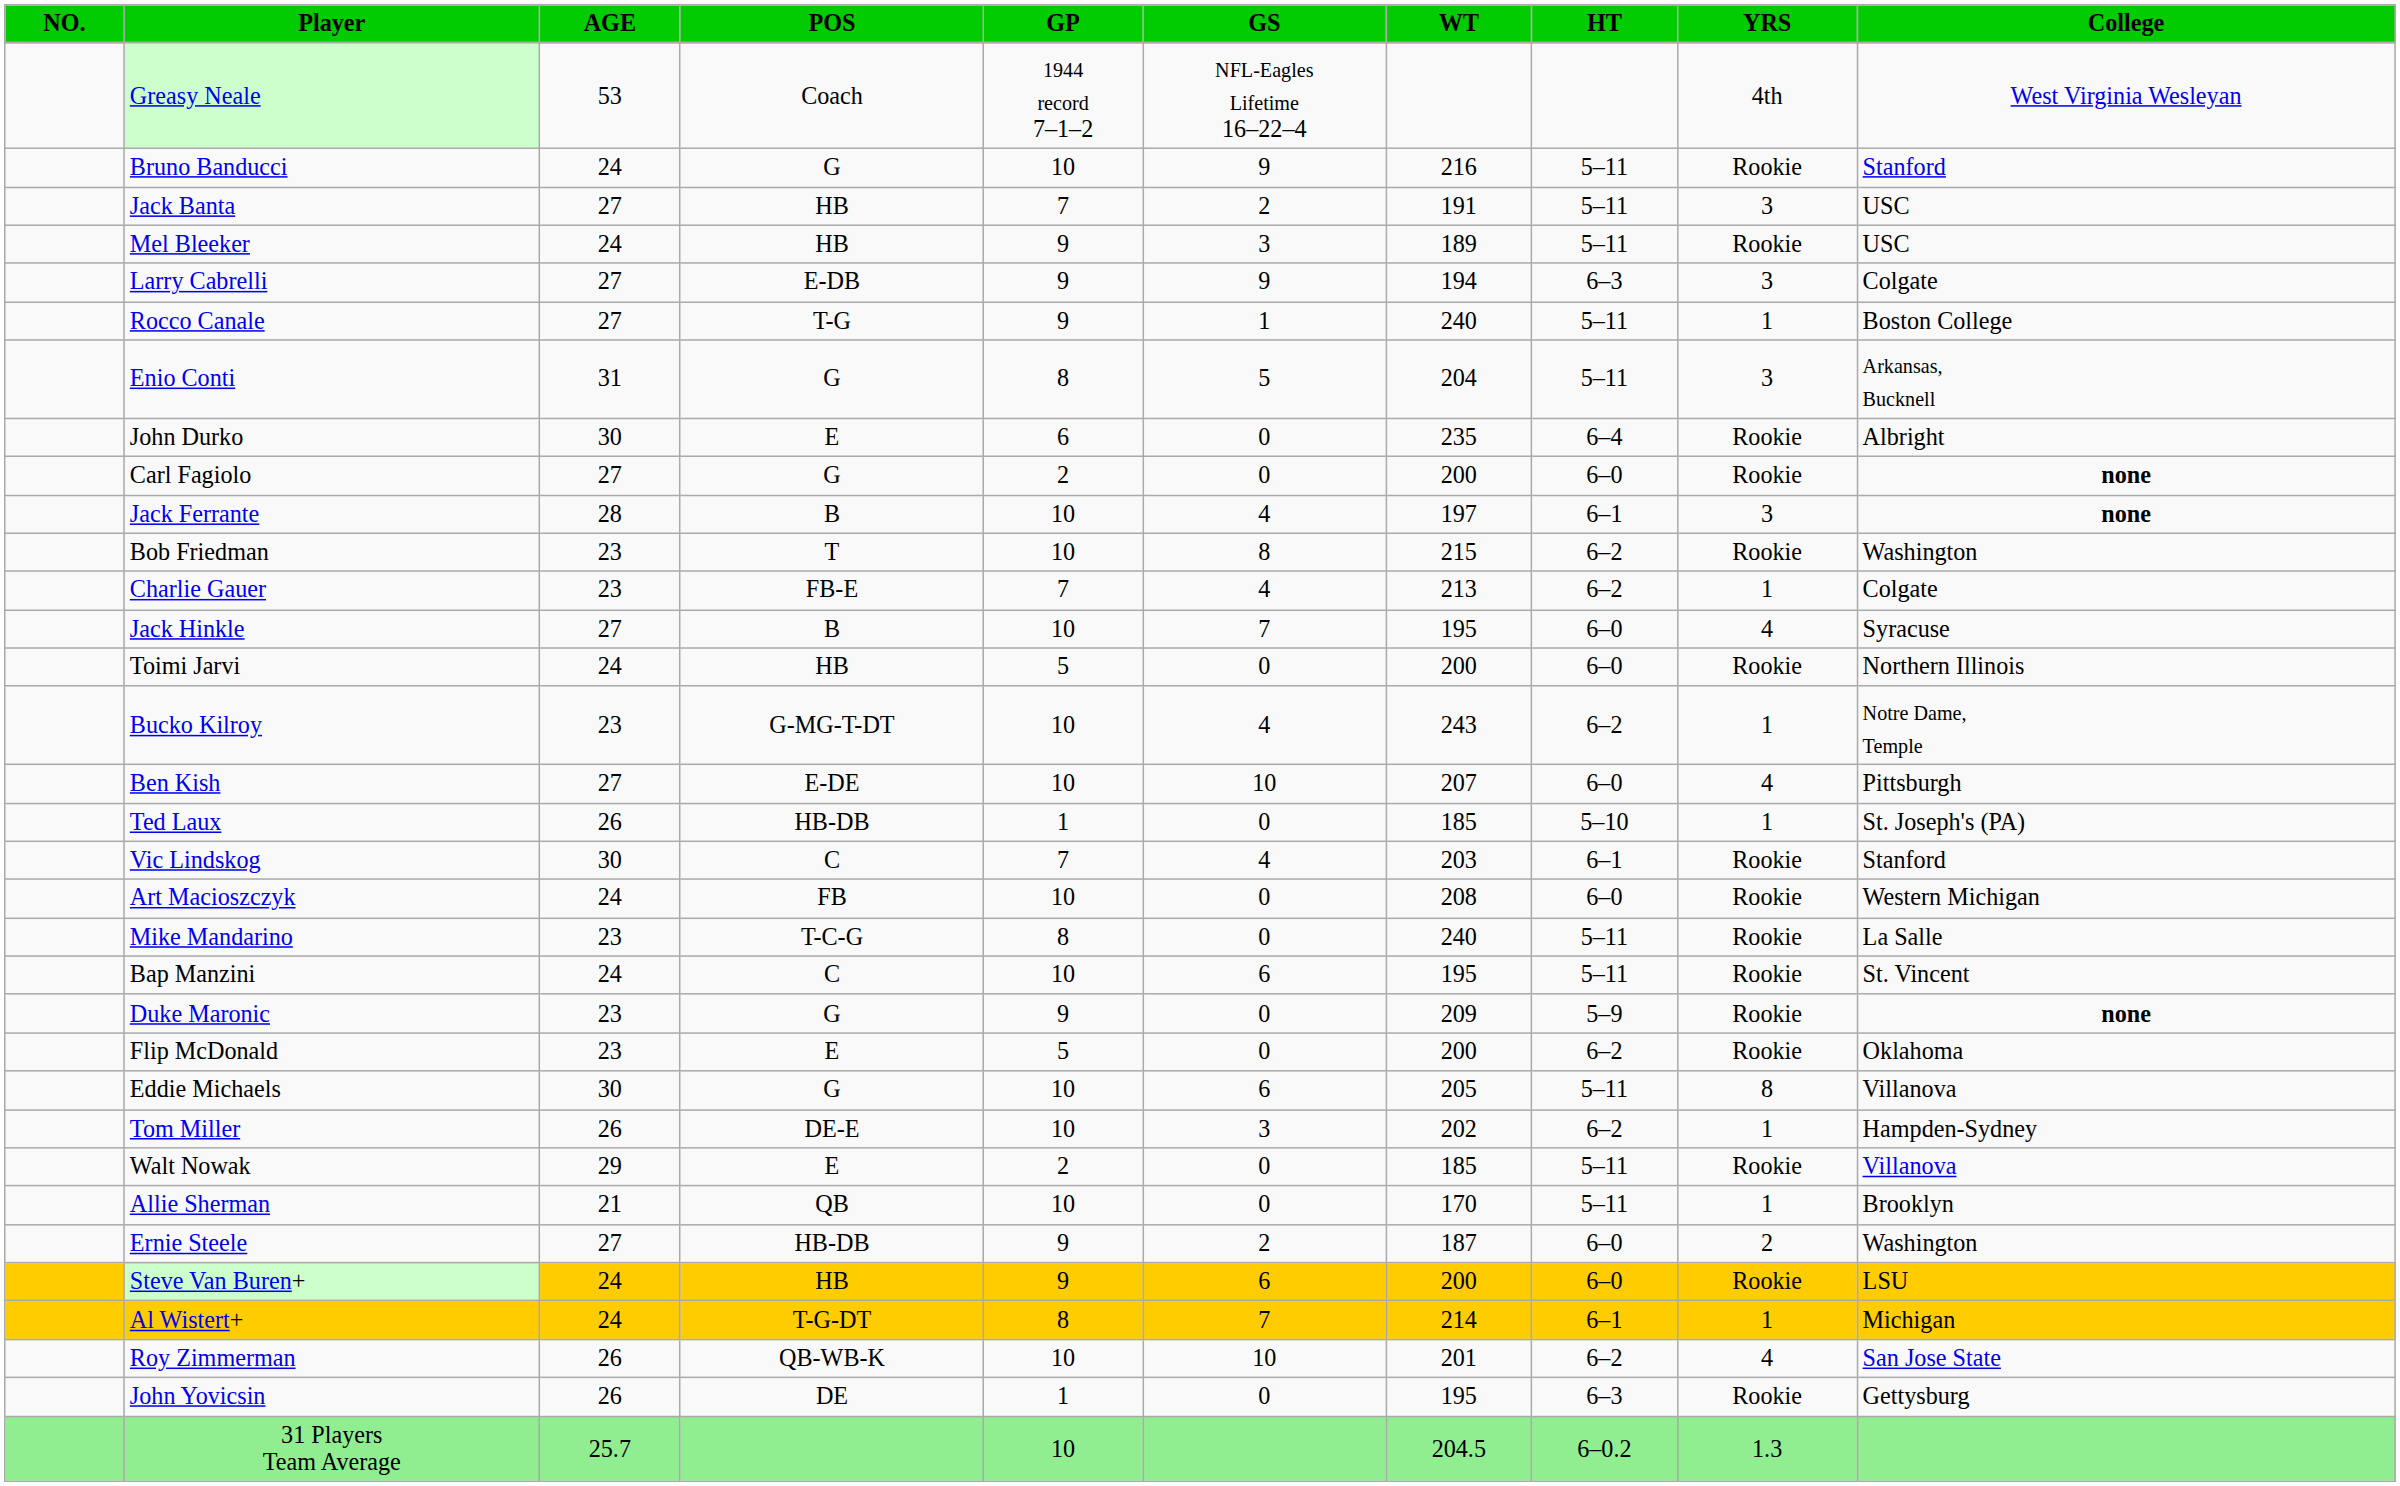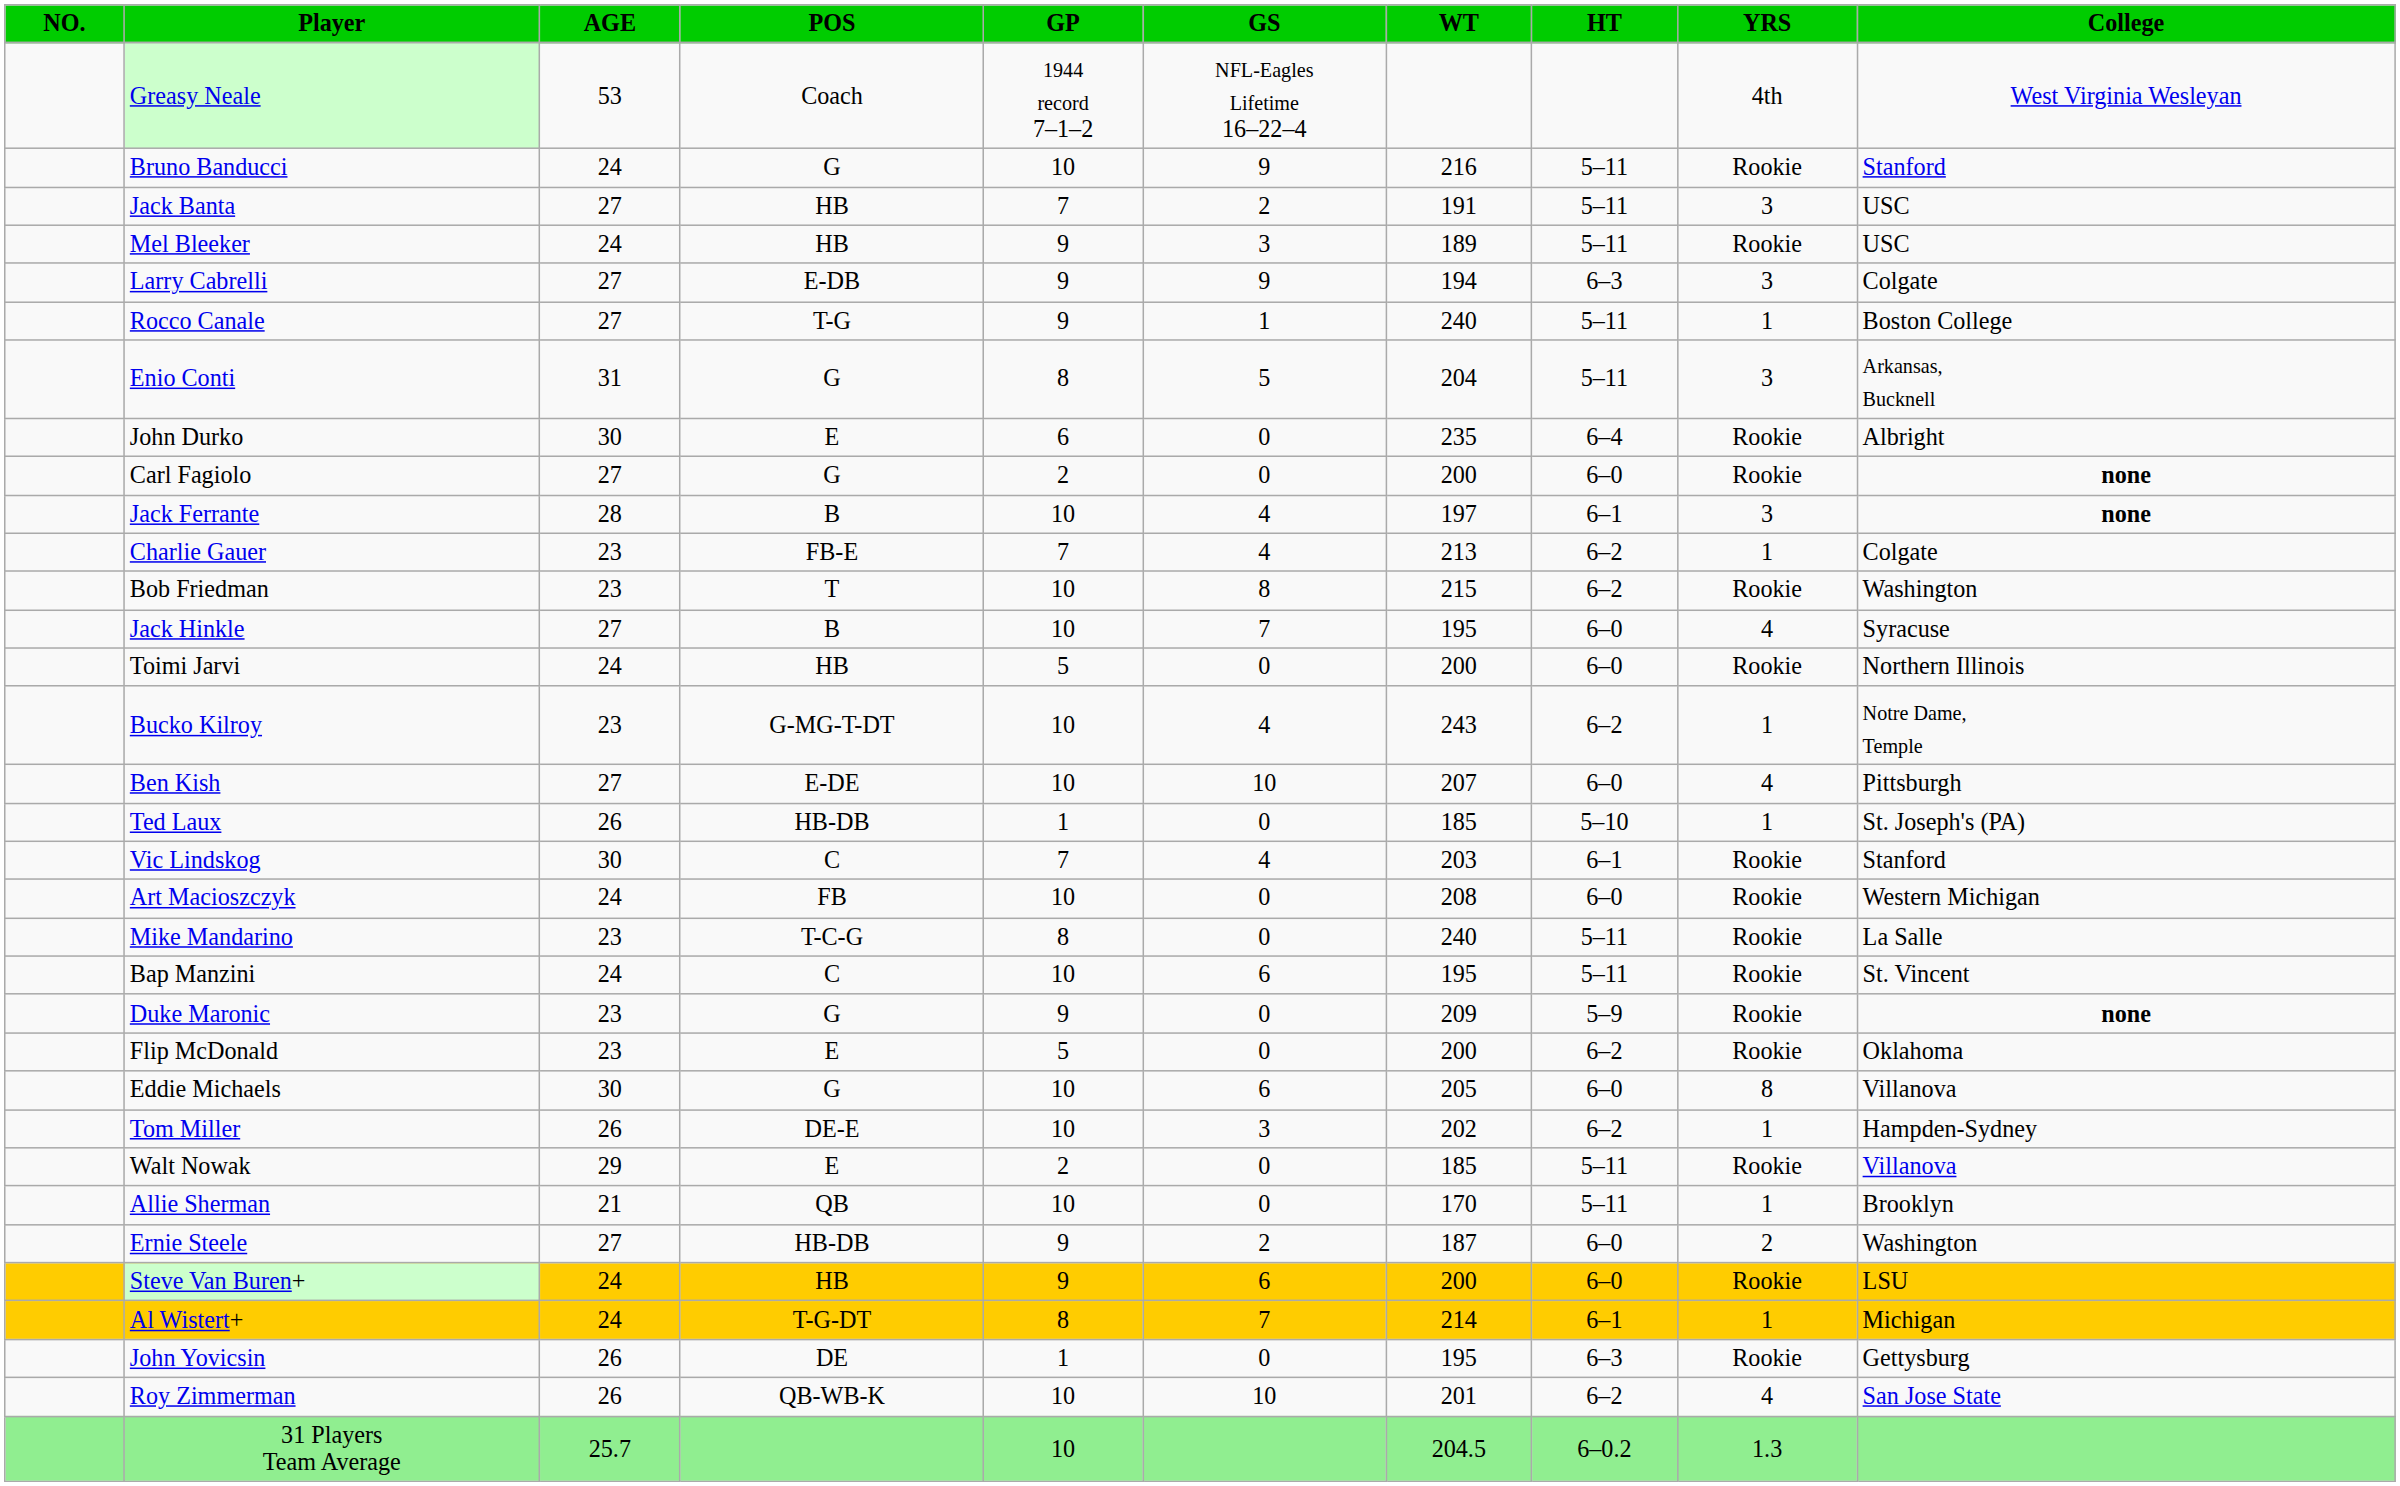rows swapped: (199, 551) <-> (198, 590)
(1604, 1089) 5–11 -> (1604, 1089) 6–0
rows swapped: (198, 1396) <-> (213, 1358)
